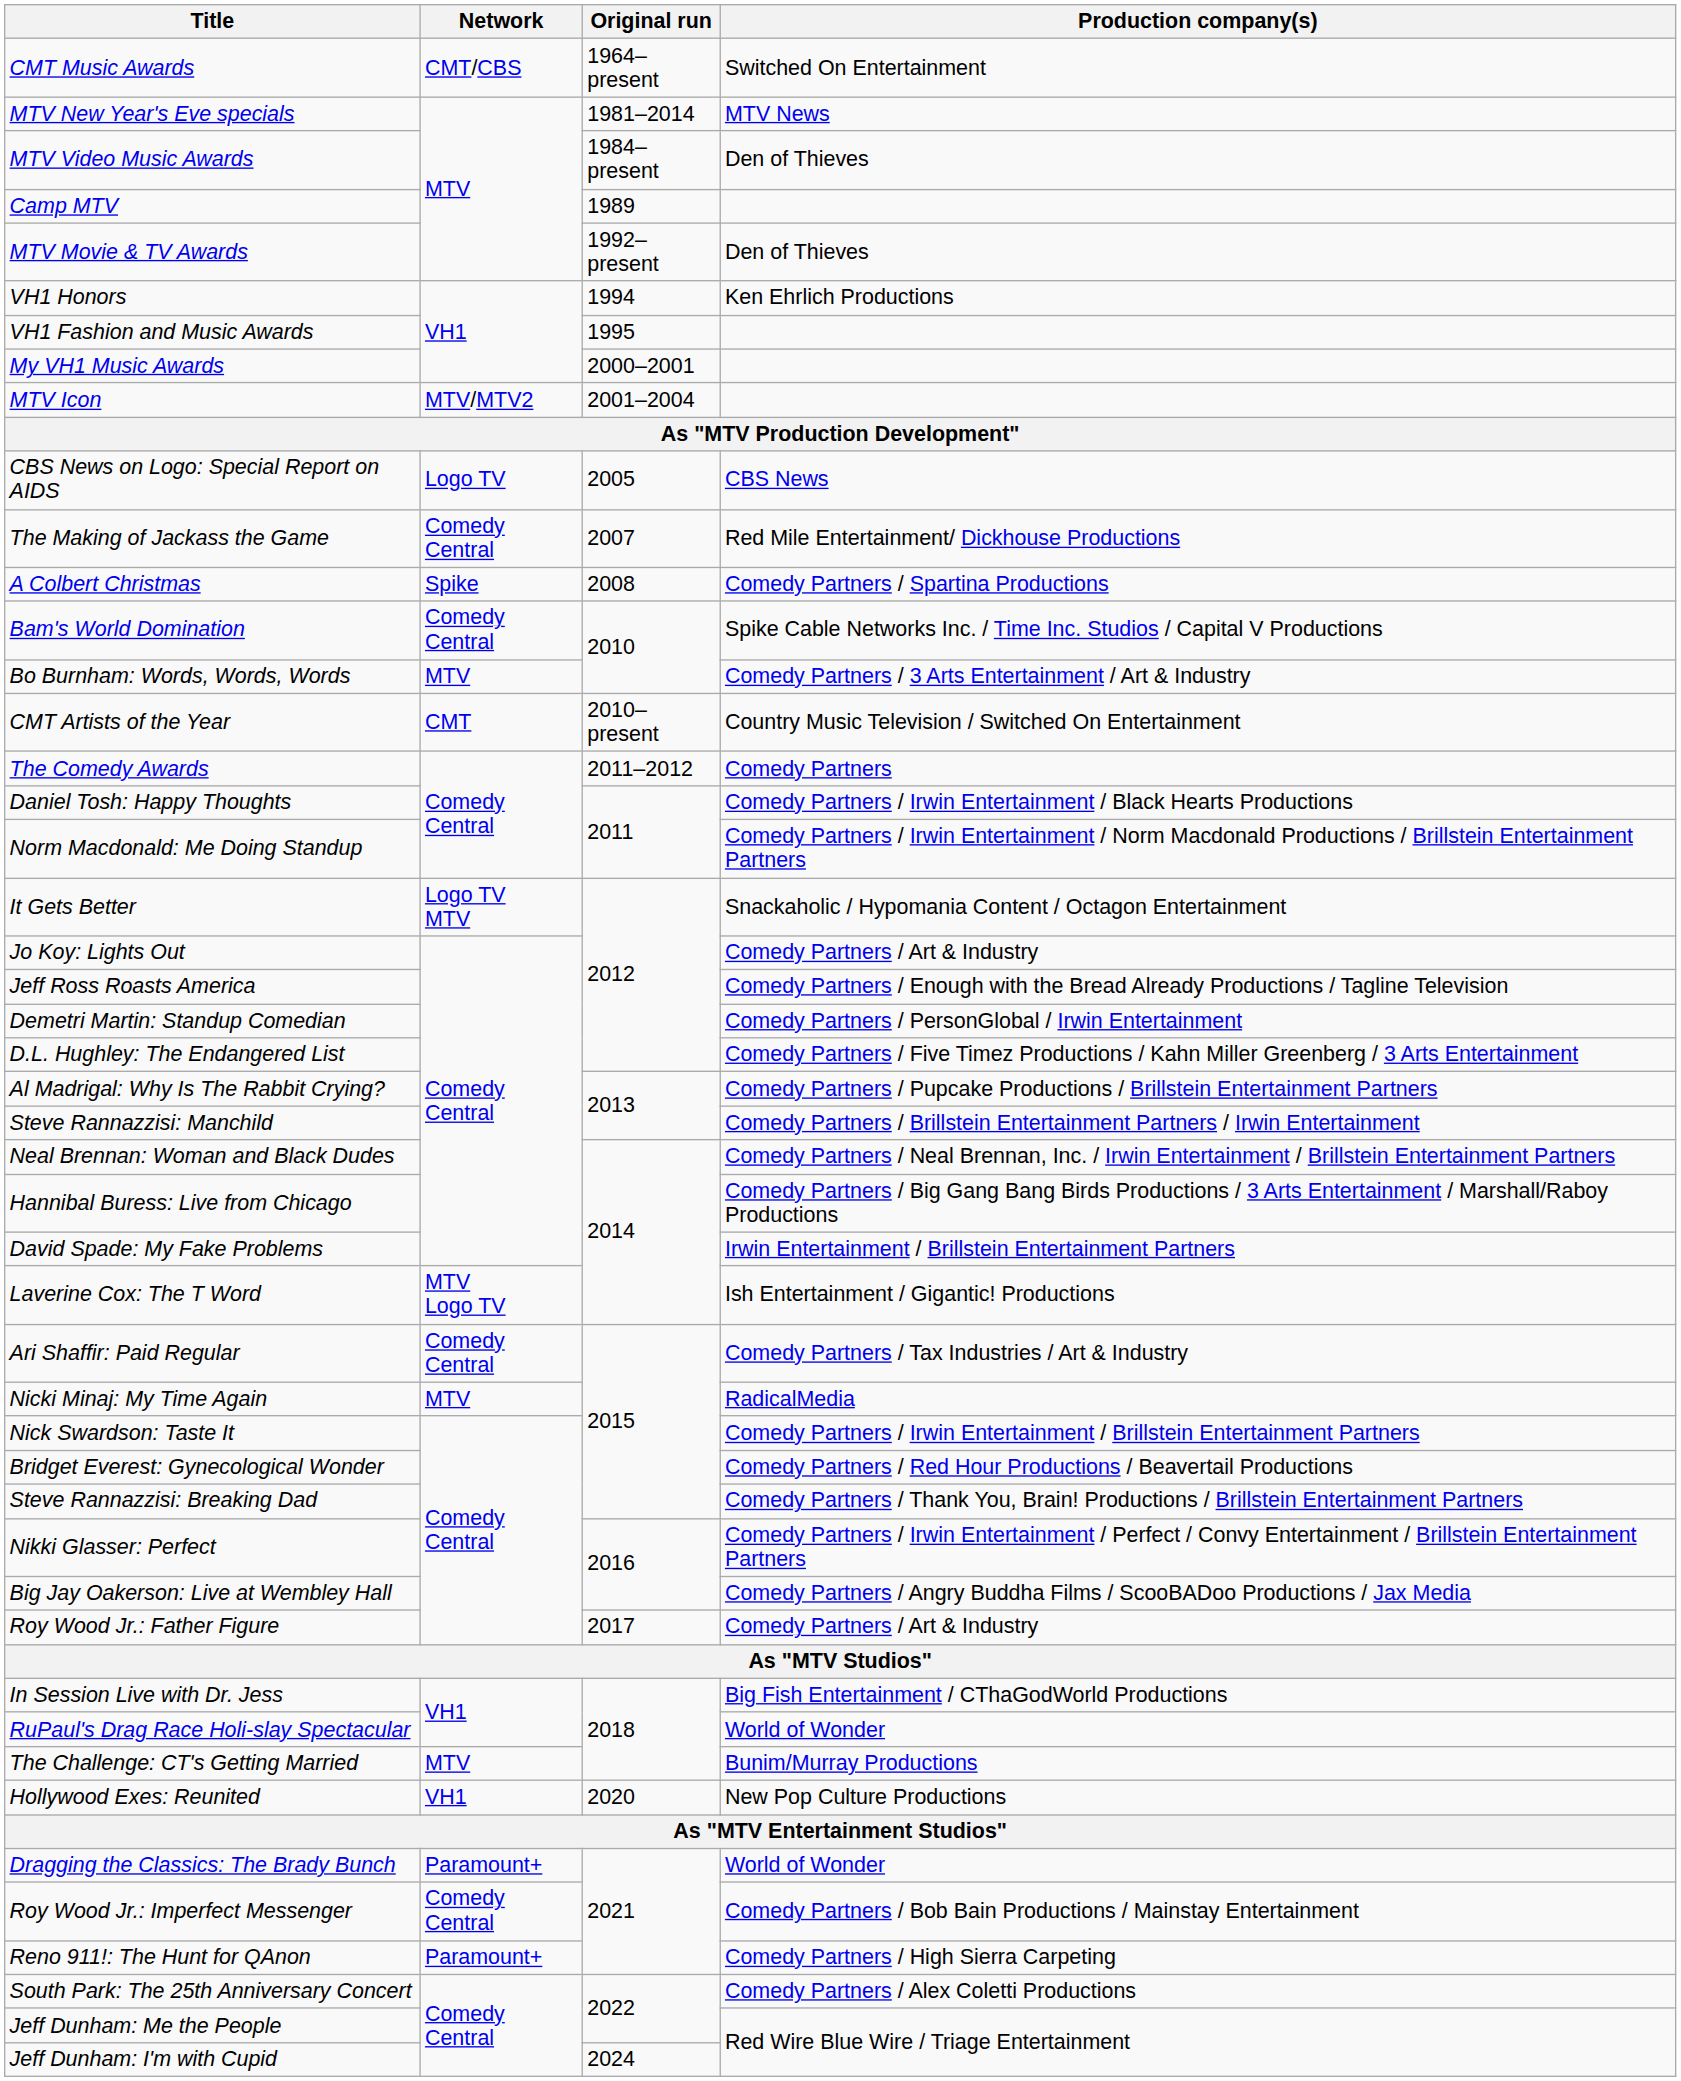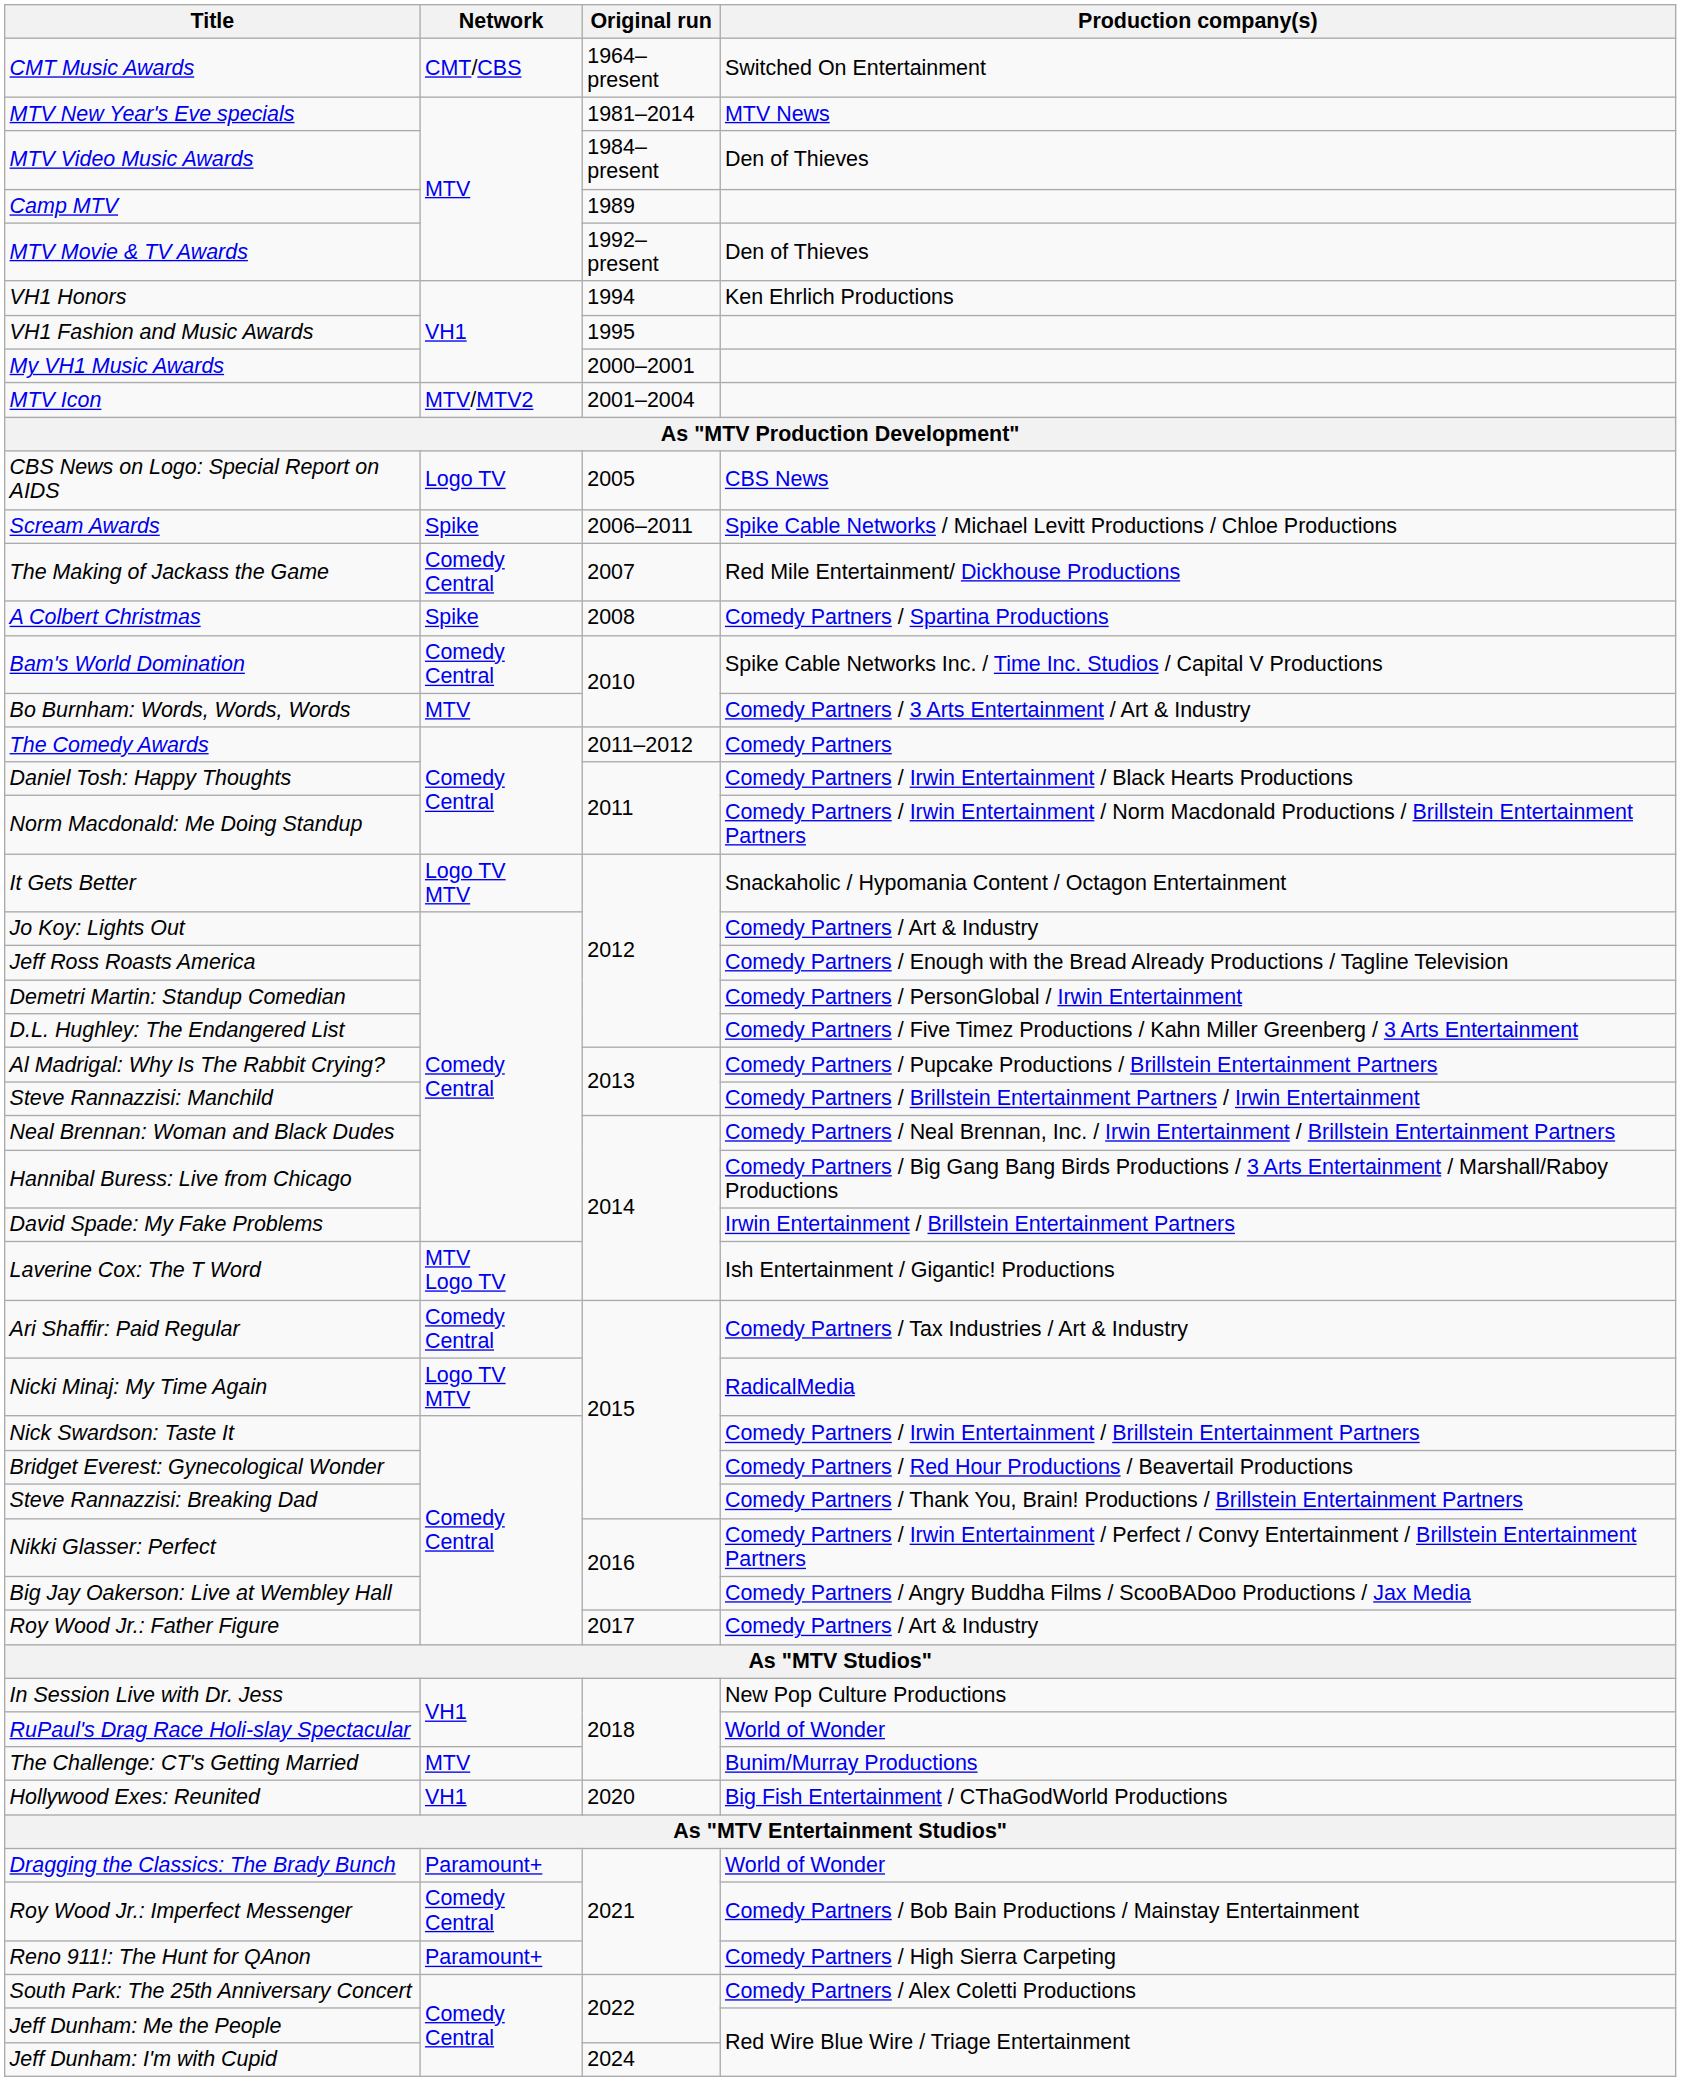+ row: (85, 526)
- row: (120, 722)
(448, 1399) MTV -> (465, 1386) Logo TV MTV
(976, 1695) Big Fish Entertainment / CThaGodWorld Productions -> (866, 1695) New Pop Culture Productions
(866, 1797) New Pop Culture Productions -> (976, 1797) Big Fish Entertainment / CThaGodWorld Productions
